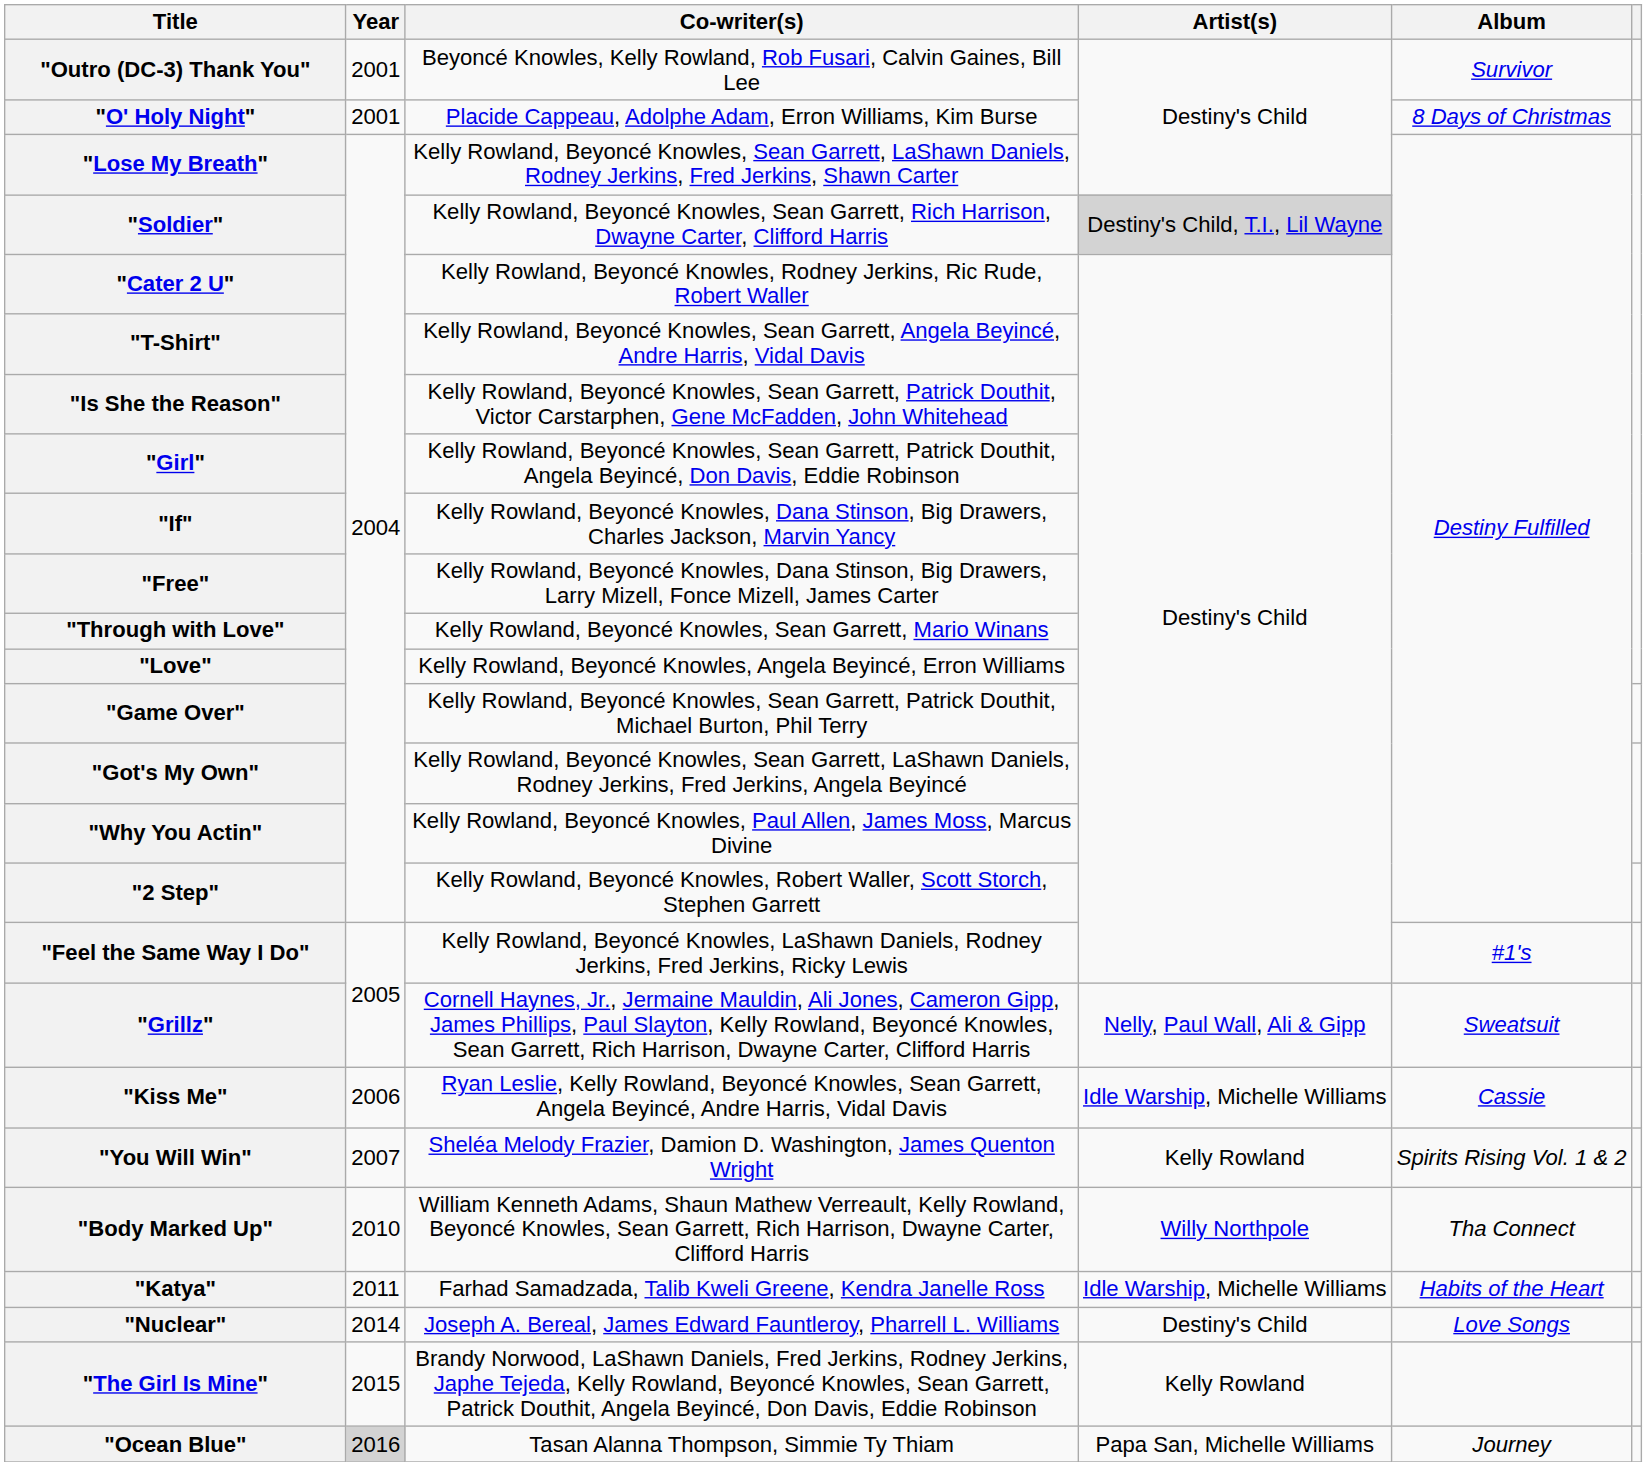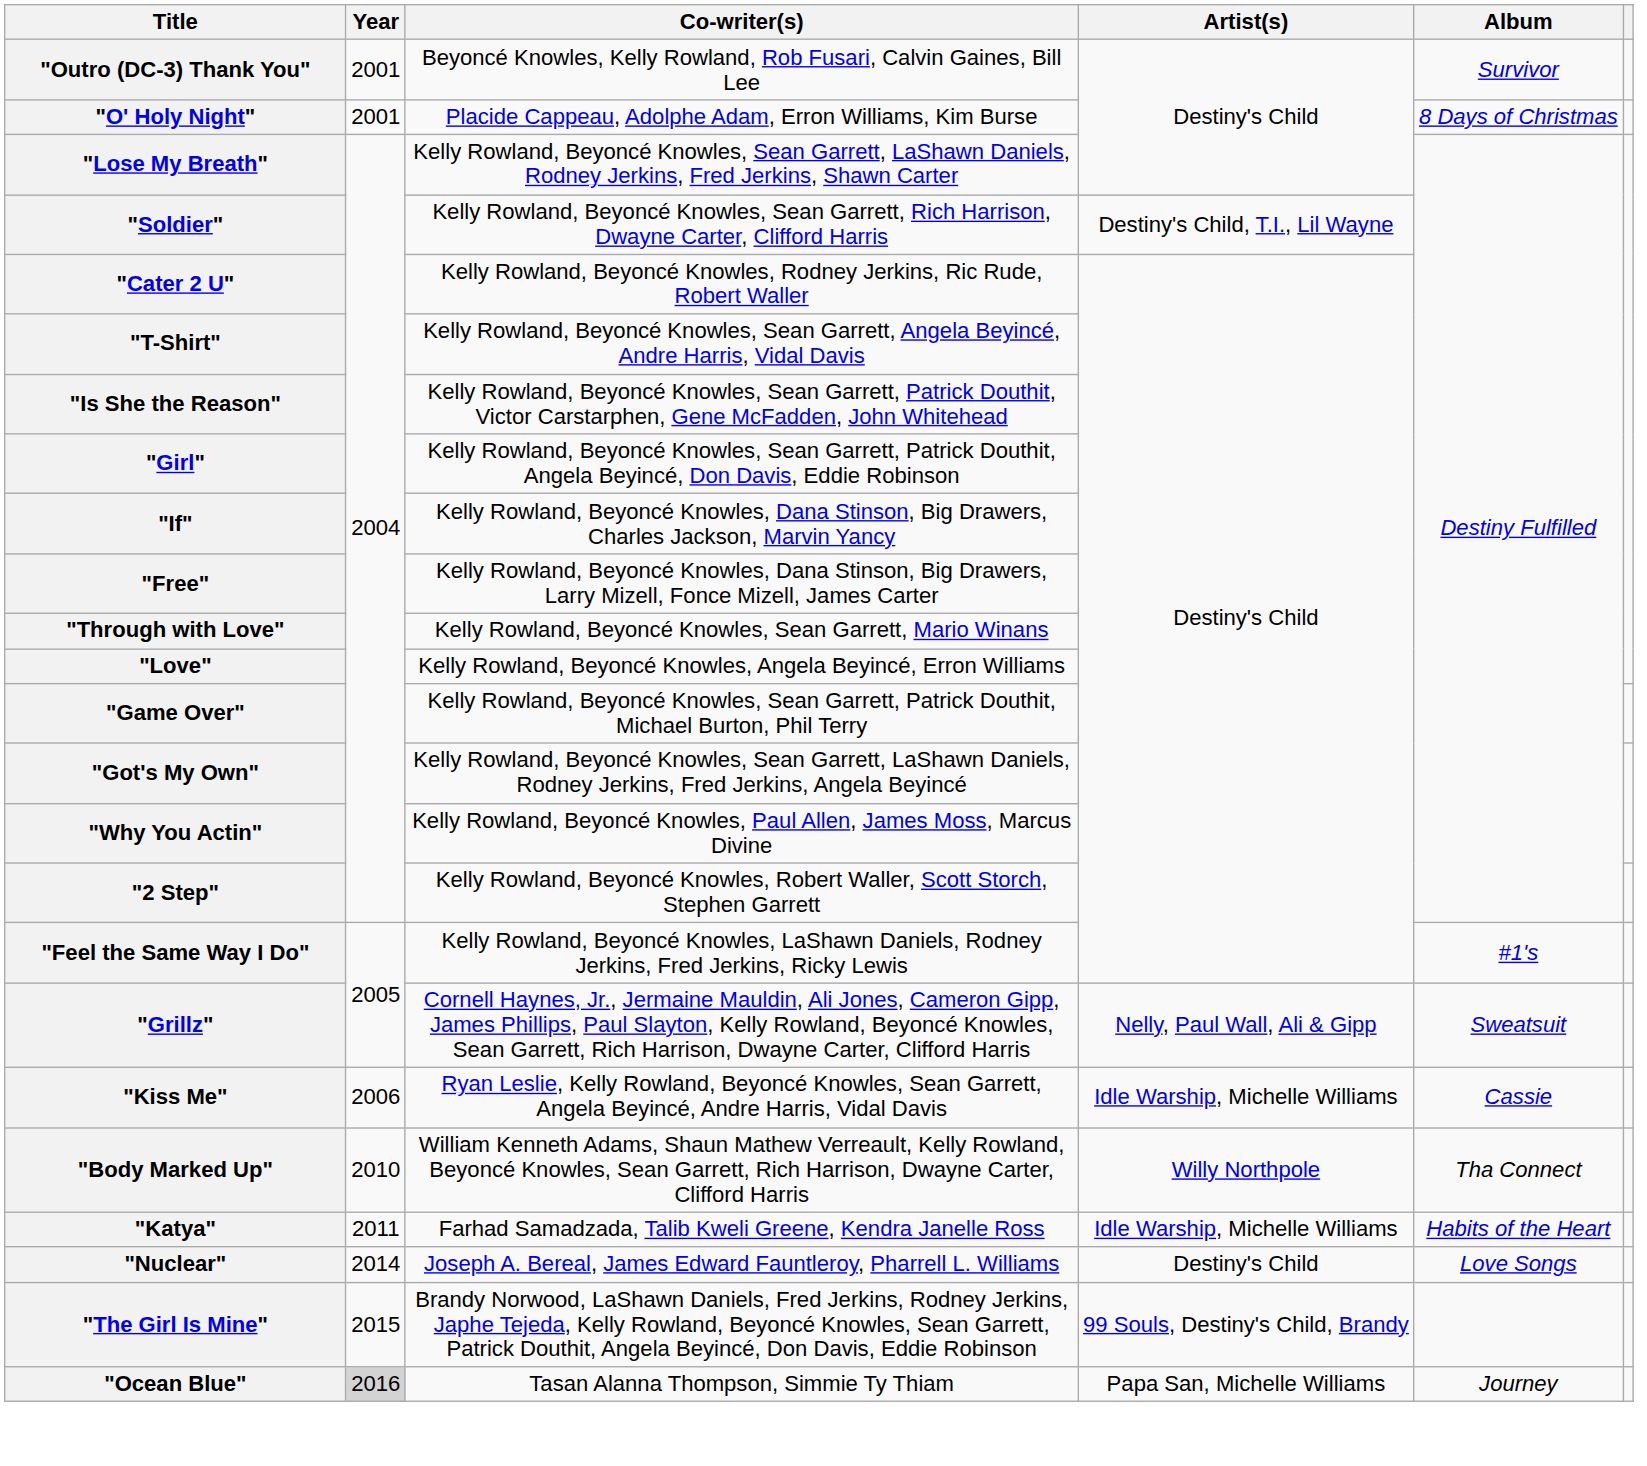(1235, 224) lightgrey background -> (1246, 224) no background
- row: (175, 1157)
(1235, 1384) Kelly Rowland -> (1246, 1324) 99 Souls, Destiny's Child, Brandy
